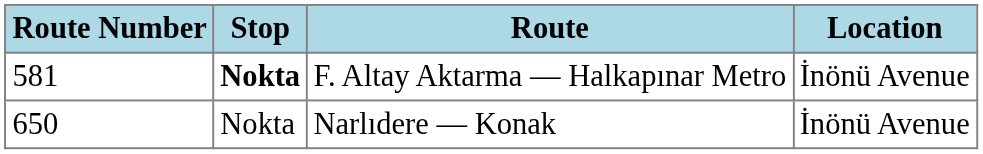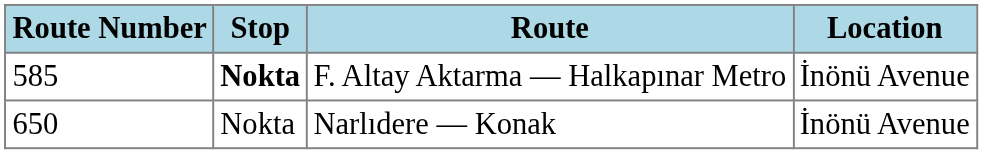(35, 76) 581 -> (35, 76) 585
